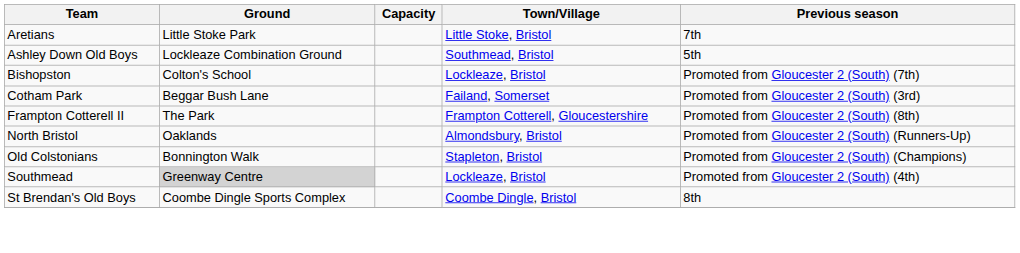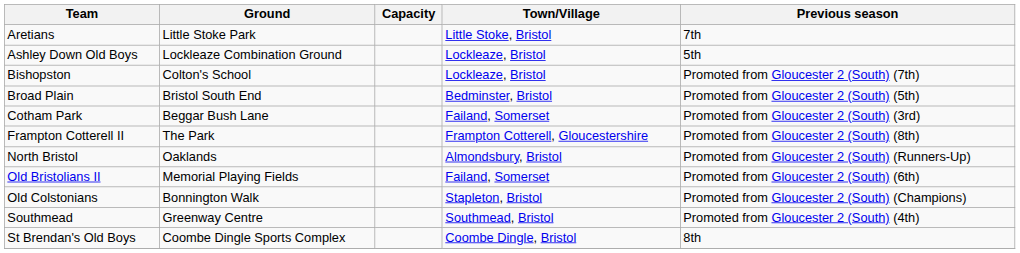(499, 55) Southmead, Bristol -> (495, 55) Lockleaze, Bristol
+ row: (40, 95)
+ row: (54, 177)
(213, 177) lightgrey background -> (213, 217) no background
(495, 177) Lockleaze, Bristol -> (499, 217) Southmead, Bristol
